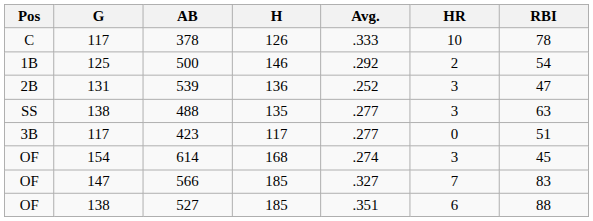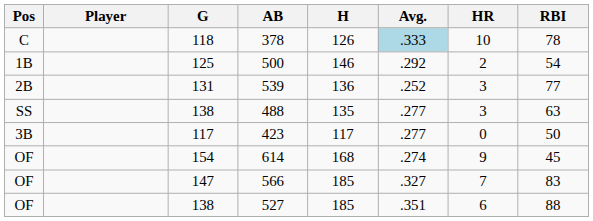+ column: (106, 16)
(98, 39) 117 -> (203, 39) 118
(365, 39) no background -> (413, 39) lightblue background
(544, 87) 47 -> (553, 87) 77
(544, 134) 51 -> (553, 134) 50
(454, 157) 3 -> (483, 157) 9
